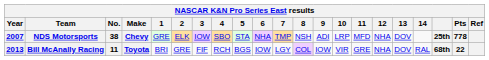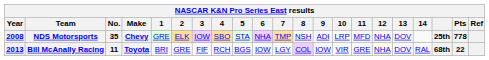(15, 36) 2007 -> (15, 36) 2008
(114, 36) 38 -> (114, 36) 35
(382, 49) no background -> (382, 49) lightyellow background
